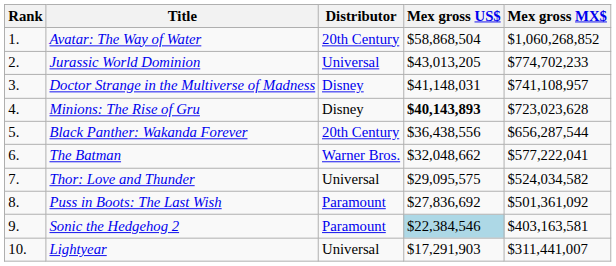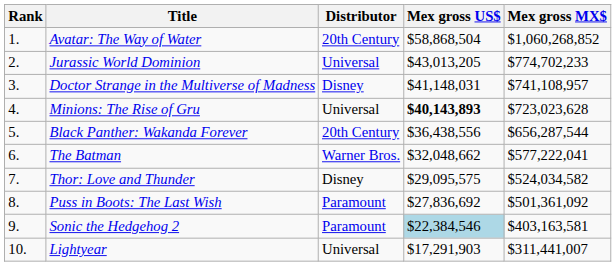(343, 109) Disney -> (351, 109) Universal
(351, 179) Universal -> (343, 179) Disney
